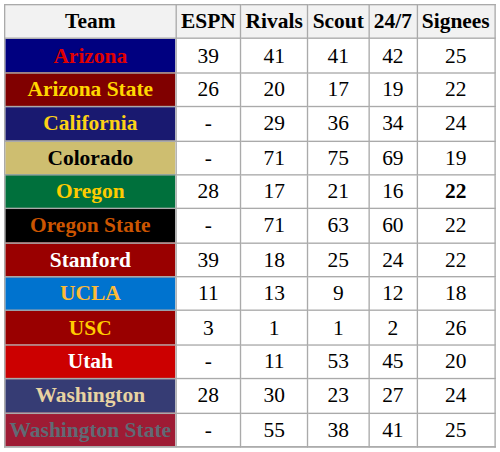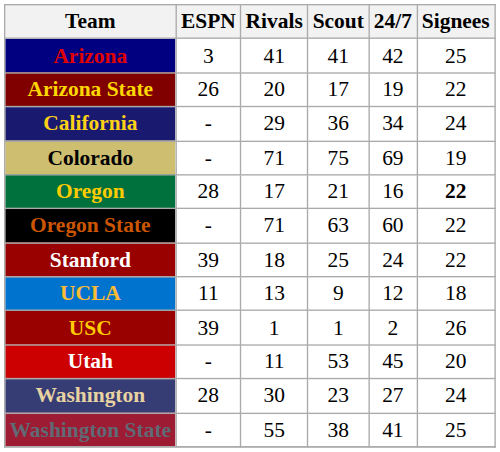(208, 55) 39 -> (208, 55) 3
(208, 327) 3 -> (208, 327) 39
